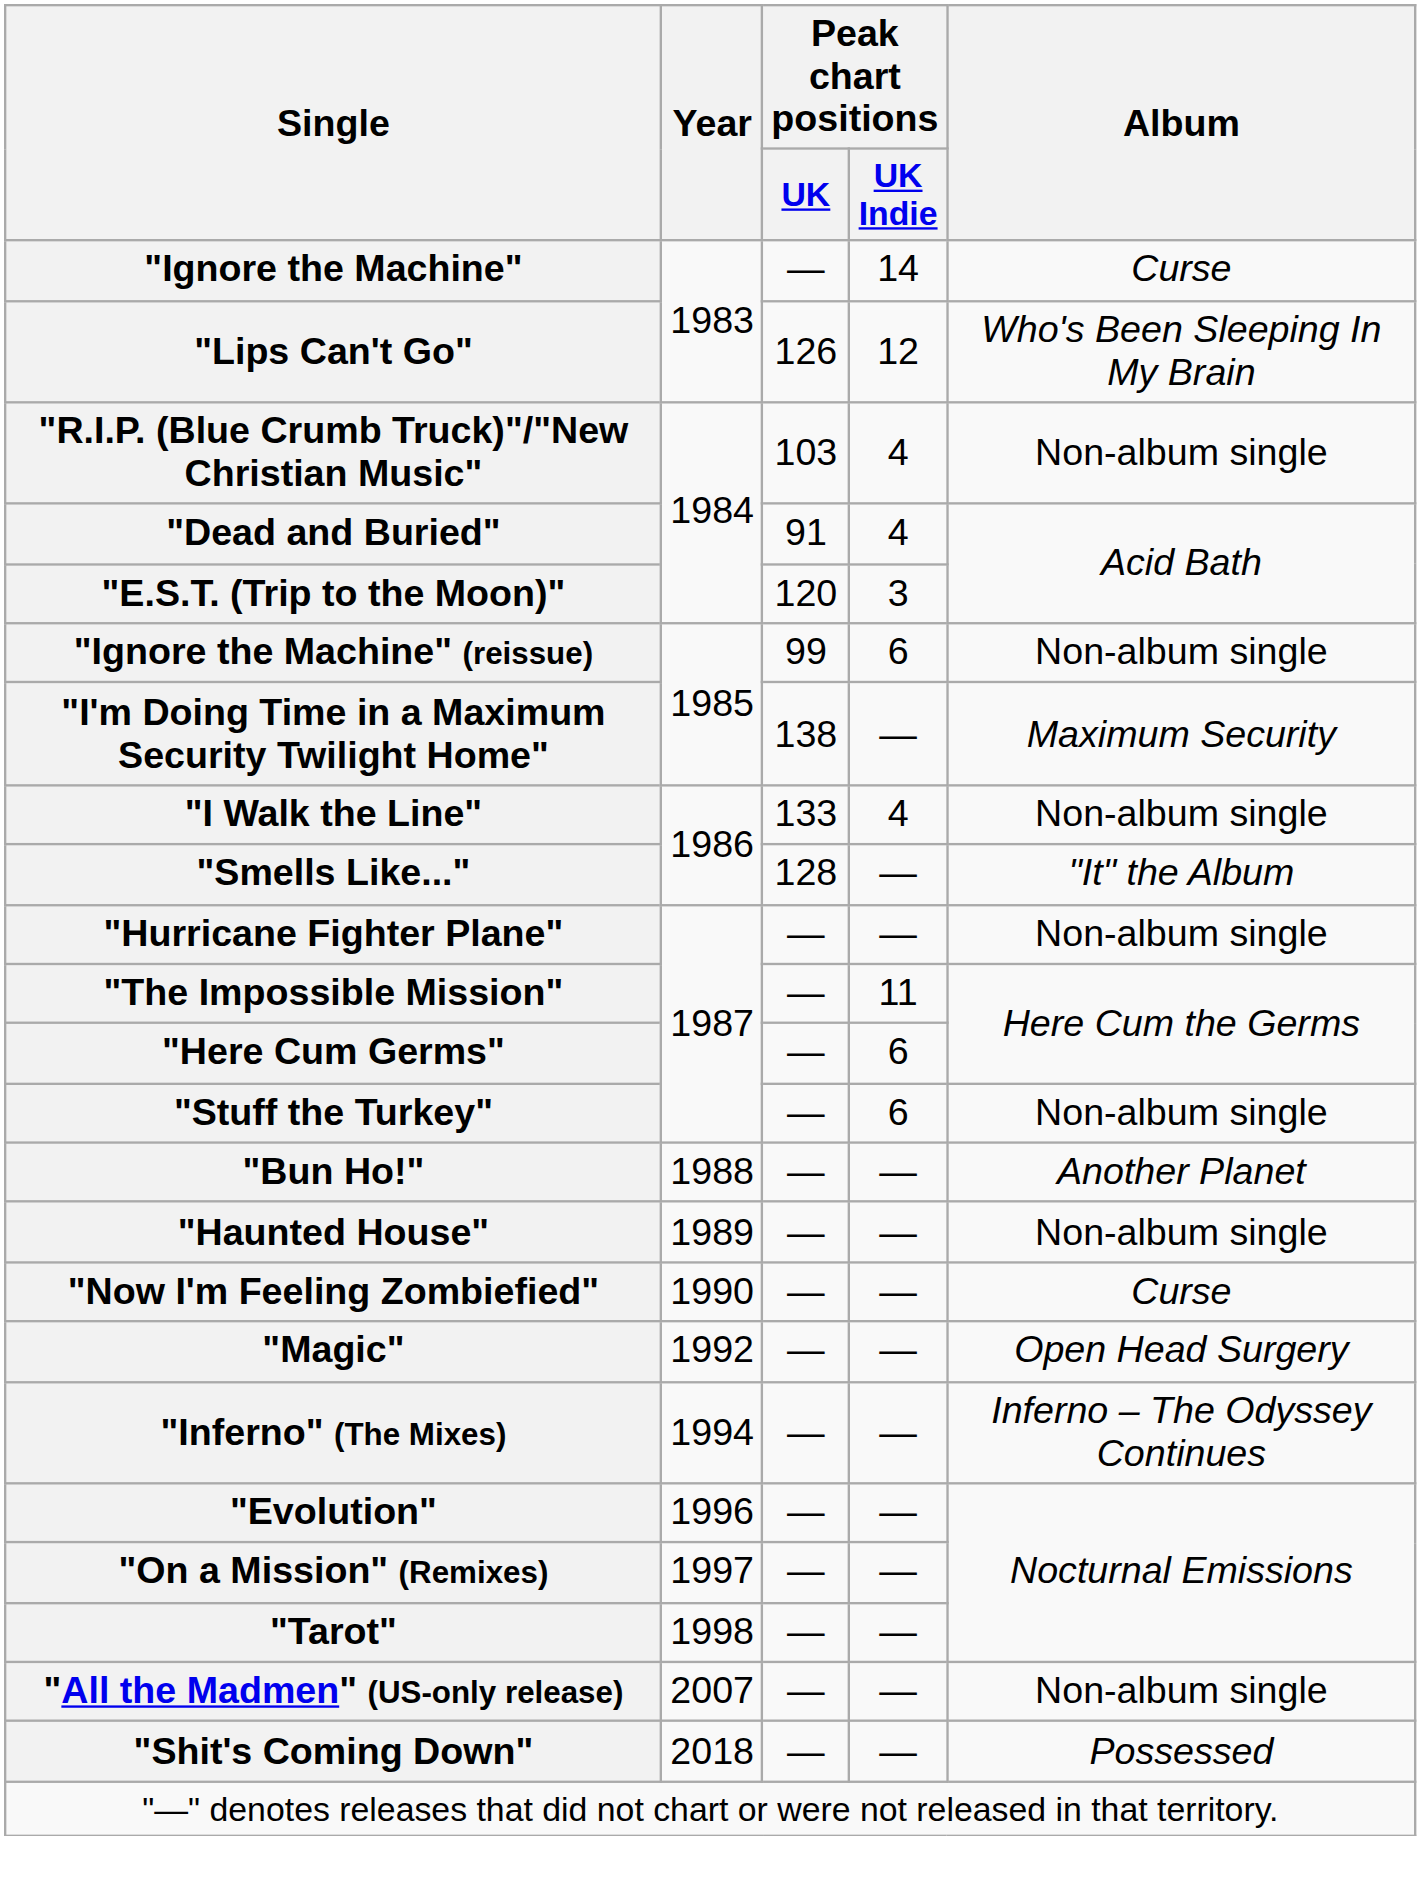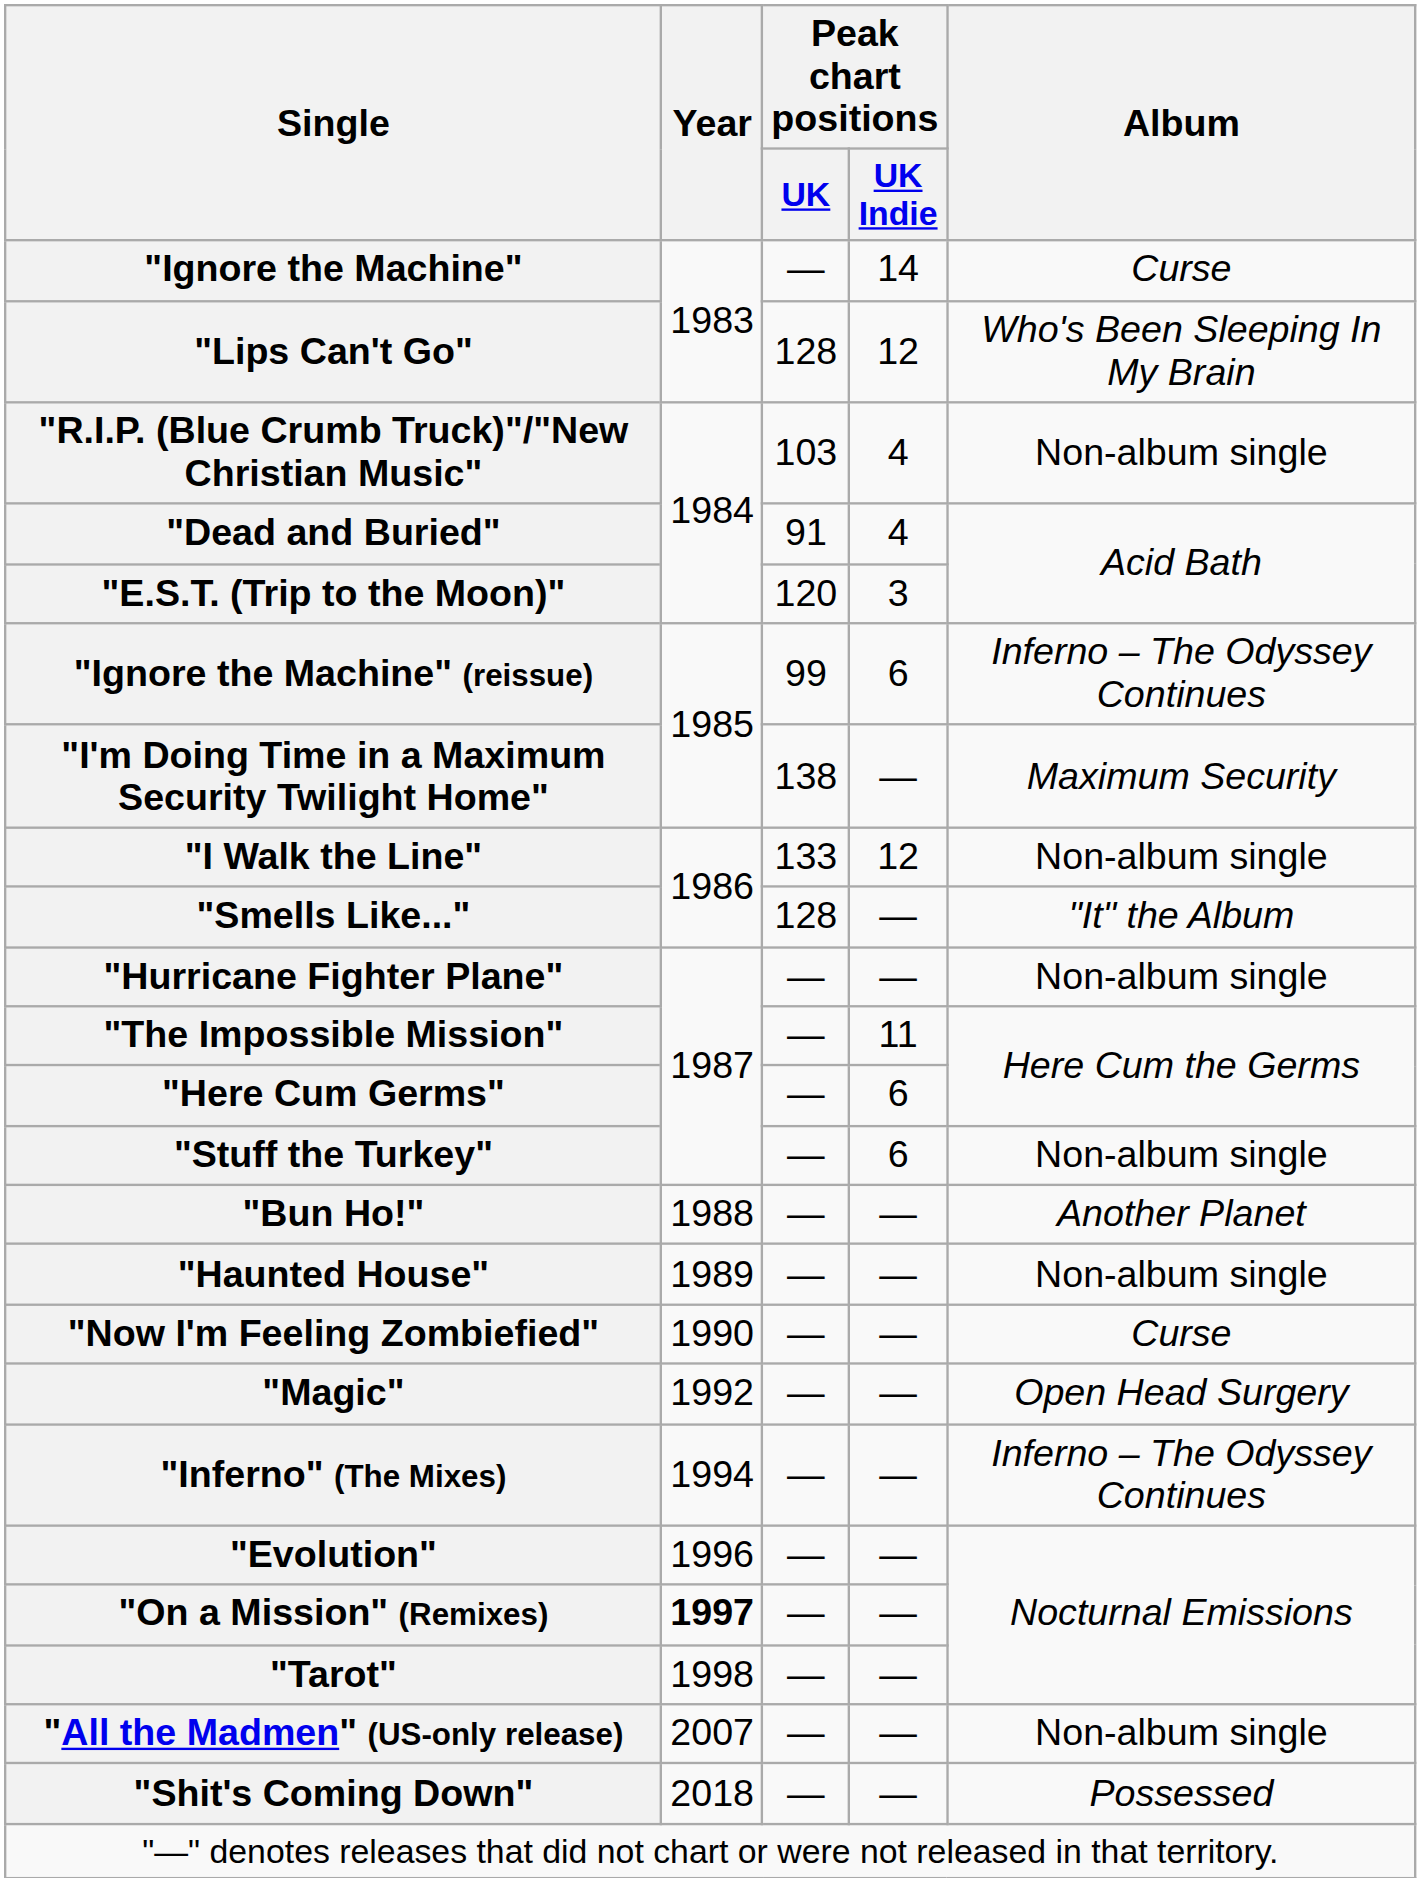(806, 350) 126 -> (806, 350) 128
(1181, 652) Non-album single -> (1181, 673) Inferno – The Odyssey Continues
(898, 813) 4 -> (898, 856) 12
(712, 1571) normal -> (712, 1614) bold
